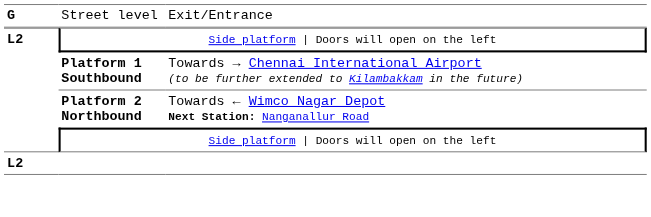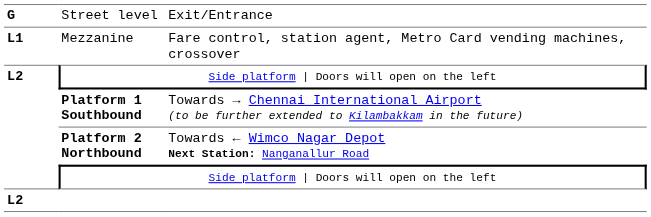+ row: (98, 39)
